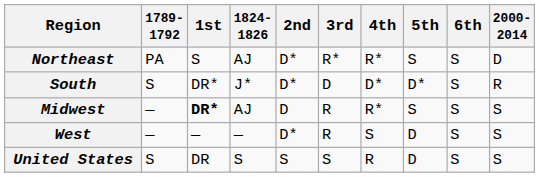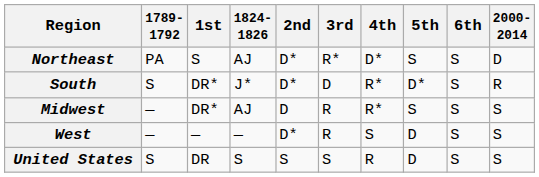(374, 60) R* -> (374, 60) D*
(374, 85) D* -> (374, 85) R*
(205, 110) bold -> (205, 110) normal
